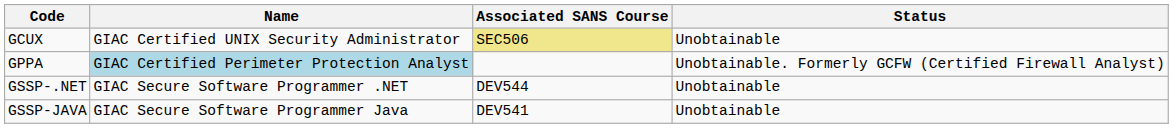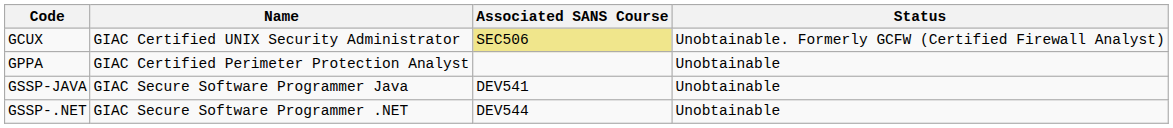(728, 40) Unobtainable -> (920, 40) Unobtainable. Formerly GCFW (Certified Firewall Analyst)
(281, 64) lightblue background -> (281, 64) no background
(920, 64) Unobtainable. Formerly GCFW (Certified Firewall Analyst) -> (728, 64) Unobtainable
rows swapped: (47, 111) <-> (47, 88)
